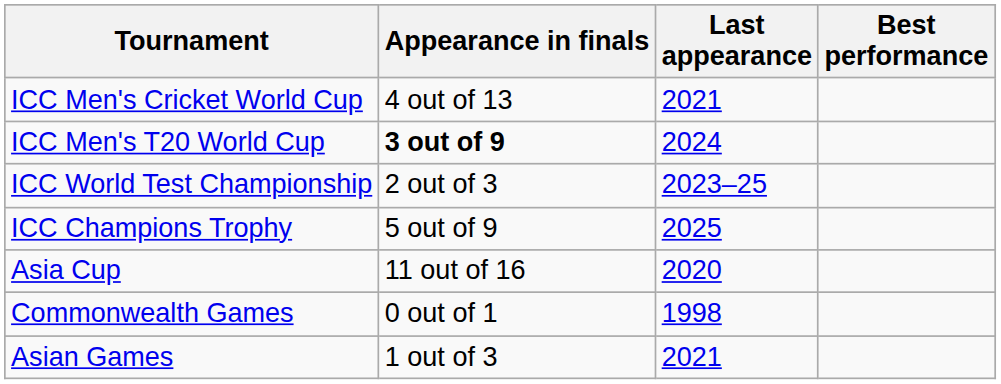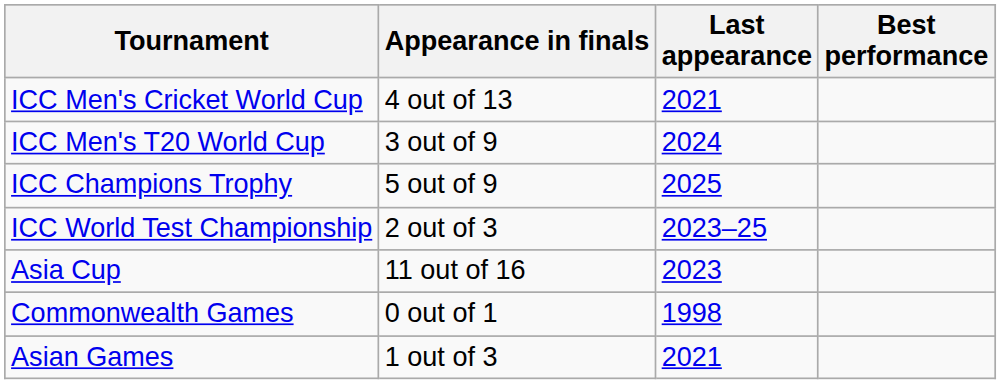(445, 142) bold -> (441, 142) normal
rows swapped: (152, 227) <-> (192, 185)
(692, 270) 2020 -> (692, 270) 2023
